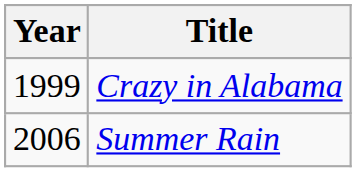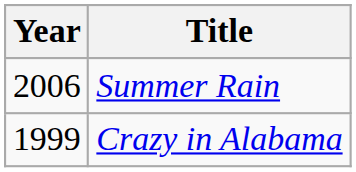rows swapped: (219, 85) <-> (188, 138)
